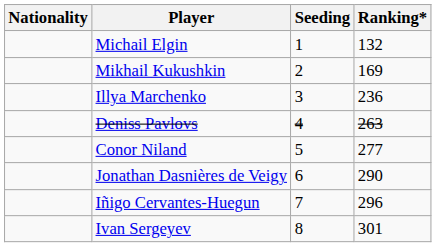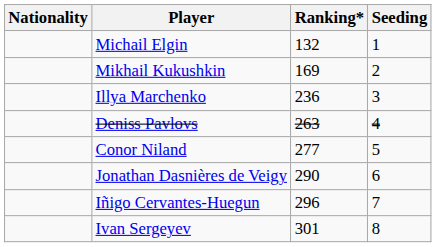columns swapped: (393, 17) <-> (322, 17)
